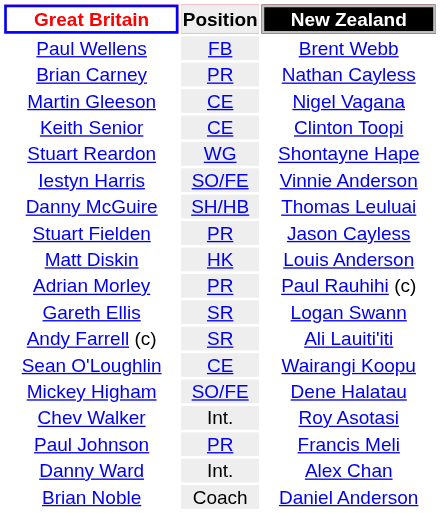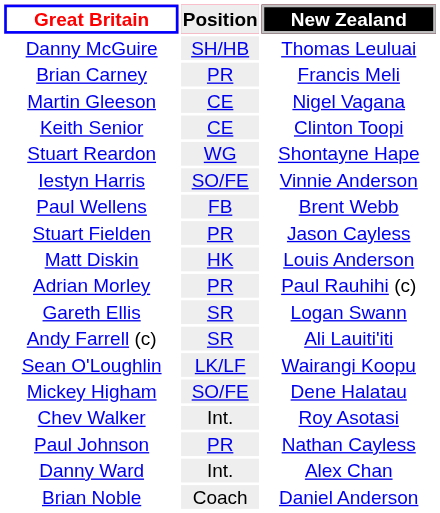rows swapped: (92, 48) <-> (92, 207)
(349, 75) Nathan Cayless -> (349, 75) Francis Meli
(220, 365) CE -> (220, 365) LK/LF
(349, 444) Francis Meli -> (349, 444) Nathan Cayless
